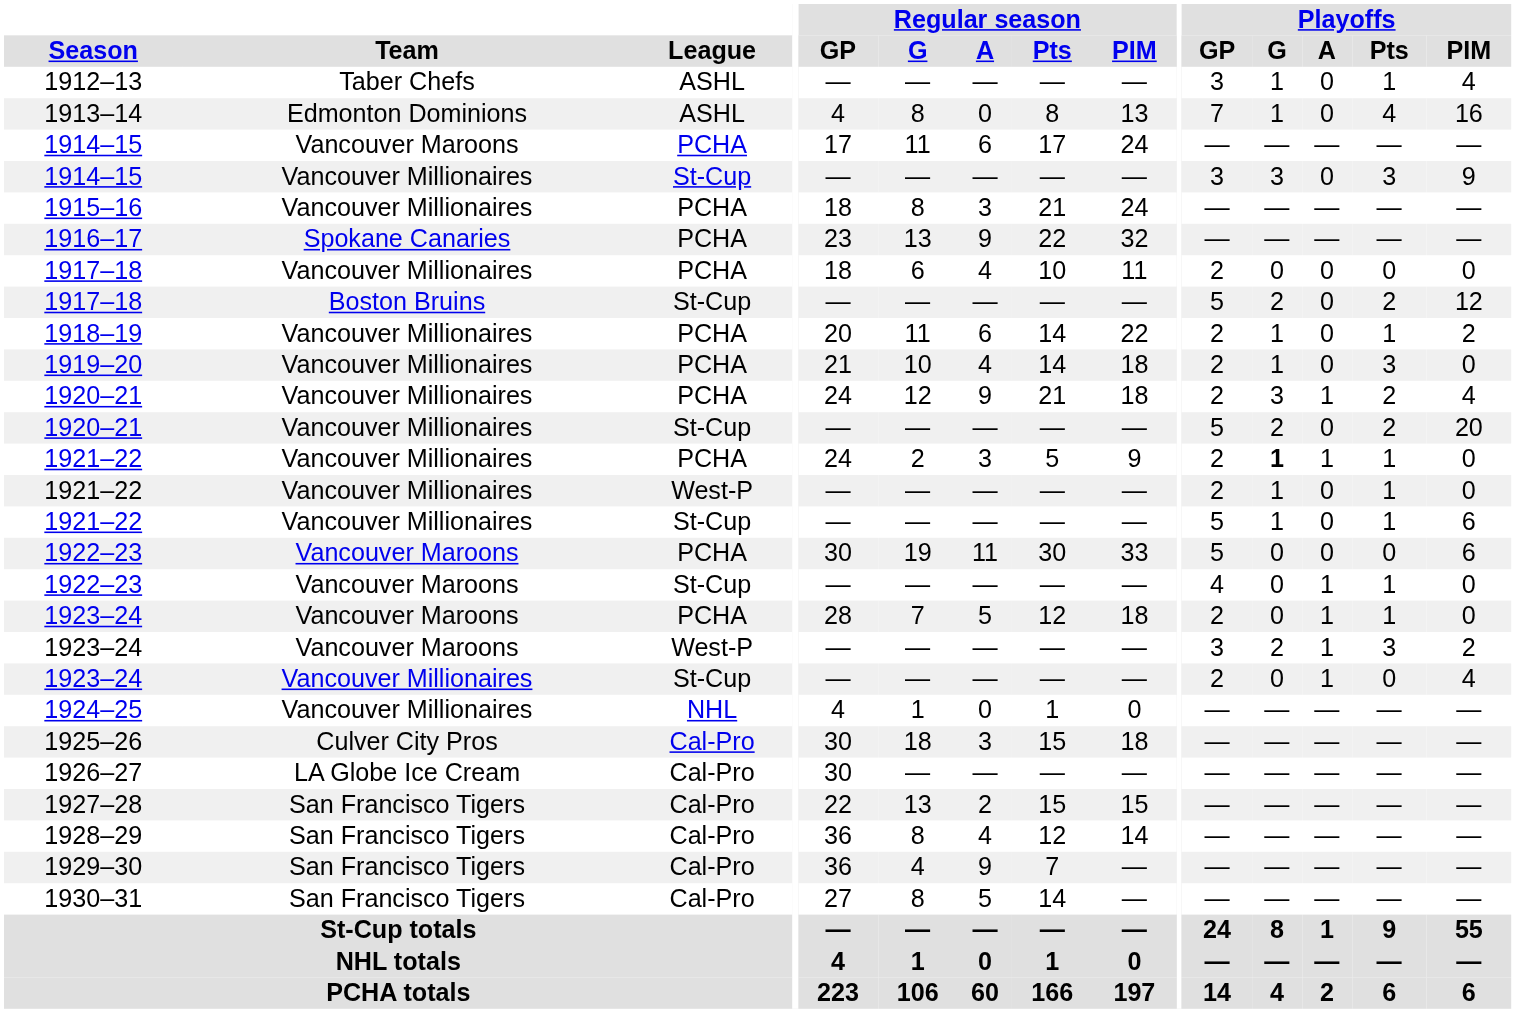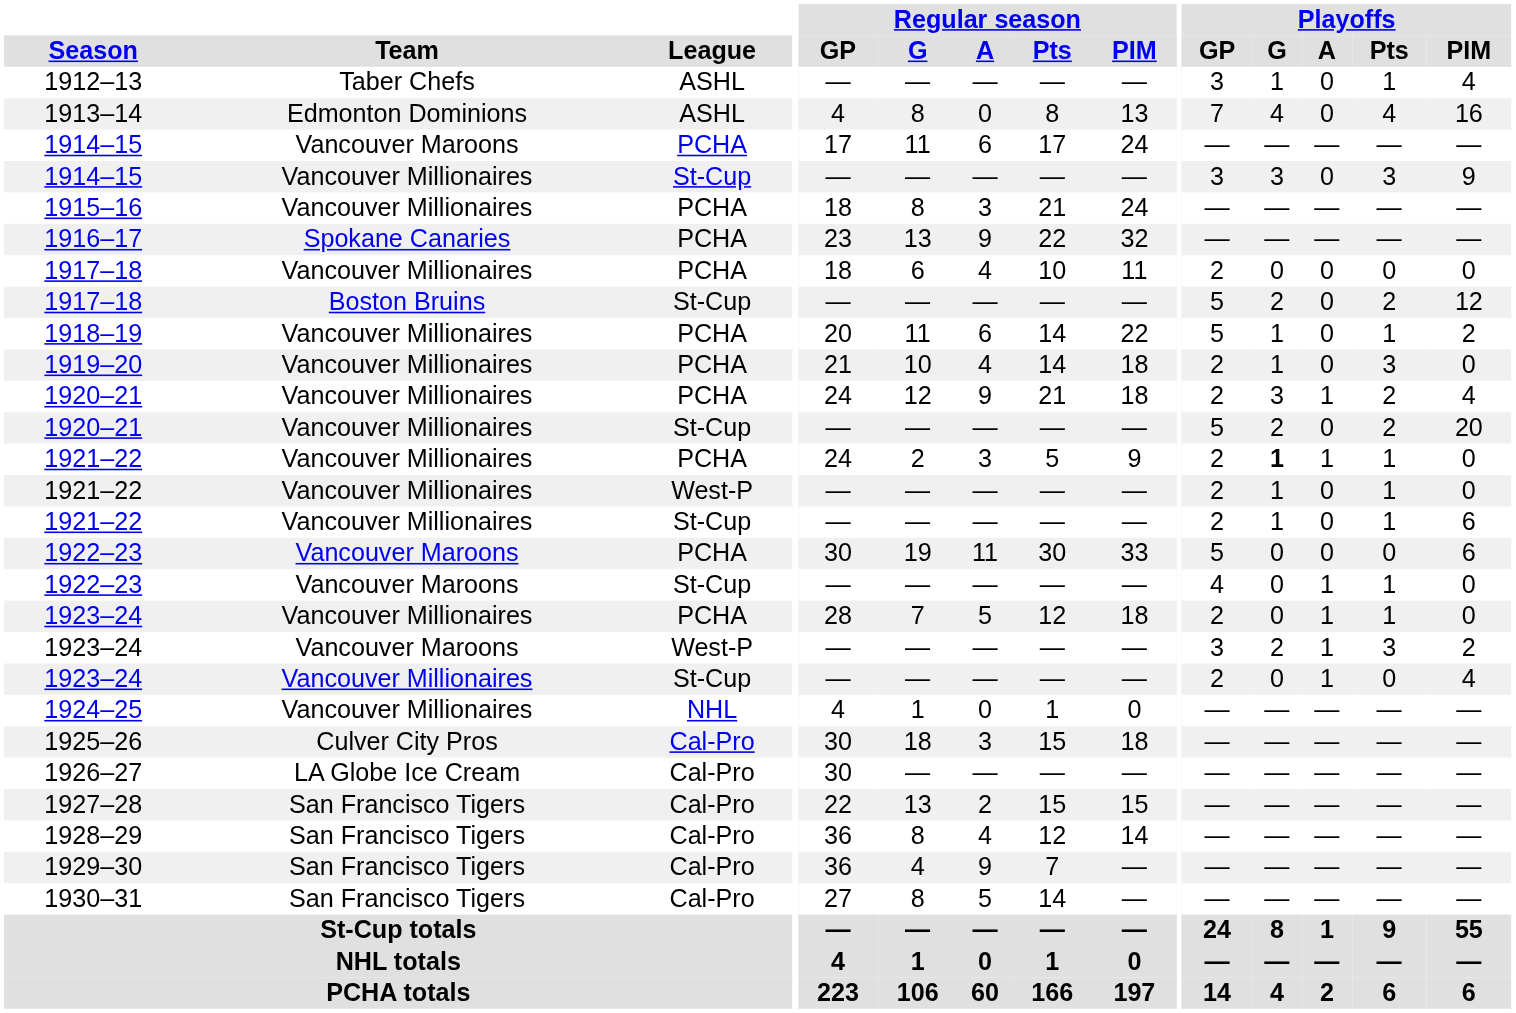(1277, 113) 1 -> (1277, 113) 4
(1217, 333) 2 -> (1217, 333) 5
(1217, 521) 5 -> (1217, 521) 2
(407, 616) Vancouver Maroons -> (407, 616) Vancouver Millionaires
